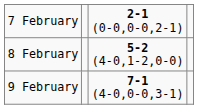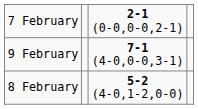rows swapped: (43, 54) <-> (43, 88)
